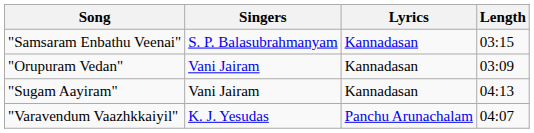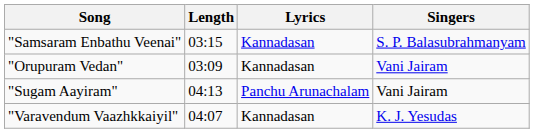columns swapped: (263, 17) <-> (503, 17)
(381, 91) Kannadasan -> (305, 91) Panchu Arunachalam
(409, 116) Panchu Arunachalam -> (278, 116) Kannadasan
